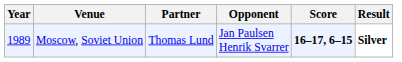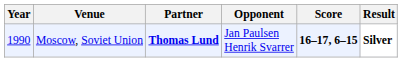(19, 40) 1989 -> (19, 40) 1990
(181, 40) normal -> (184, 40) bold
